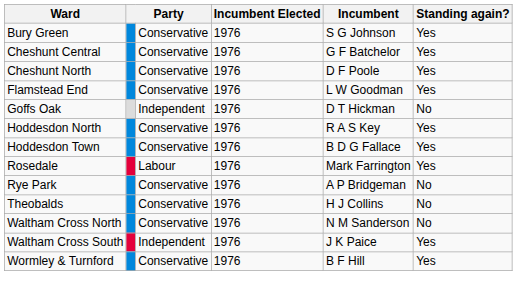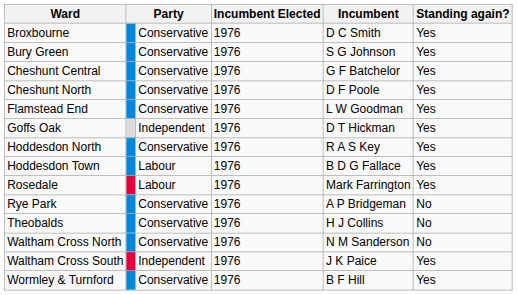+ row: (38, 33)
(424, 109) No -> (426, 128) Yes
(173, 147) Conservative -> (157, 166) Labour
